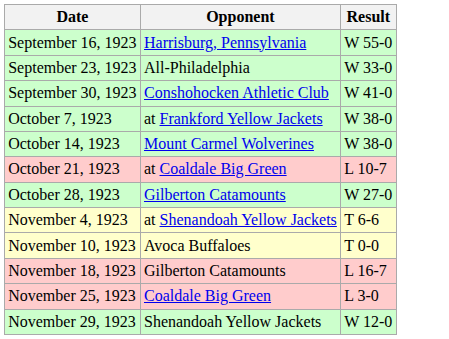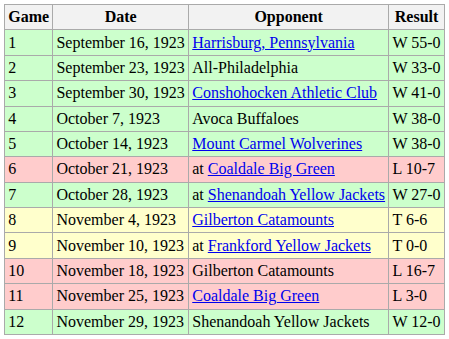+ column: (29, 17)
(233, 118) at Frankford Yellow Jackets -> (245, 118) Avoca Buffaloes
(215, 194) Gilberton Catamounts -> (289, 194) at Shenandoah Yellow Jackets
(240, 220) at Shenandoah Yellow Jackets -> (263, 220) Gilberton Catamounts
(197, 245) Avoca Buffaloes -> (282, 245) at Frankford Yellow Jackets
